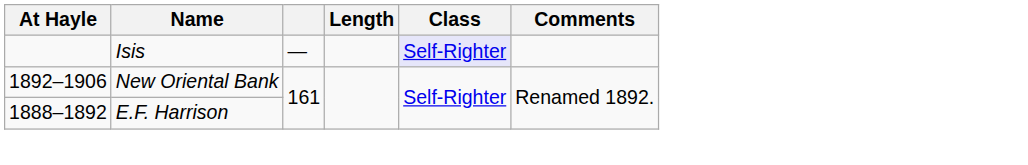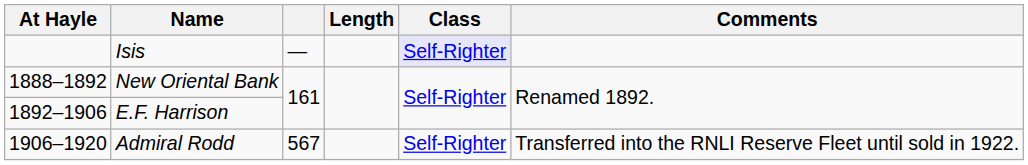(58, 81) 1892–1906 -> (58, 81) 1888–1892
(58, 112) 1888–1892 -> (58, 112) 1892–1906
+ row: (175, 143)
